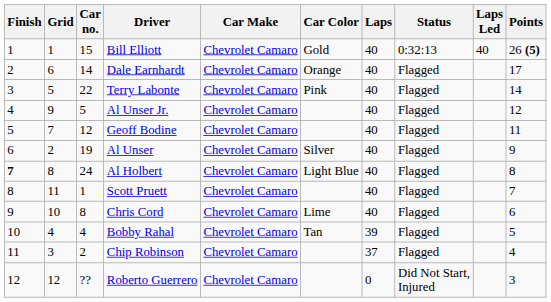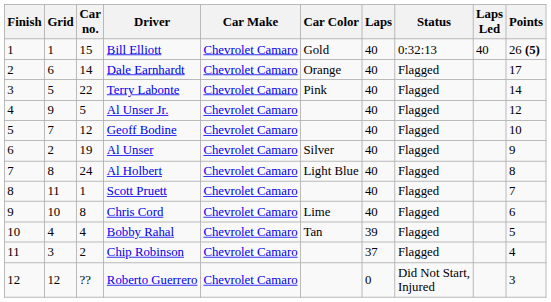(515, 130) 11 -> (515, 130) 10
(11, 171) bold -> (11, 171) normal
